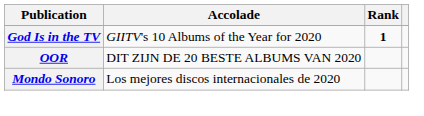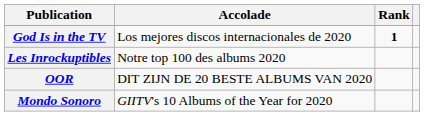(214, 36) GIITV's 10 Albums of the Year for 2020 -> (234, 36) Los mejores discos internacionales de 2020
+ row: (59, 57)
(223, 79) Los mejores discos internacionales de 2020 -> (225, 100) GIITV's 10 Albums of the Year for 2020
